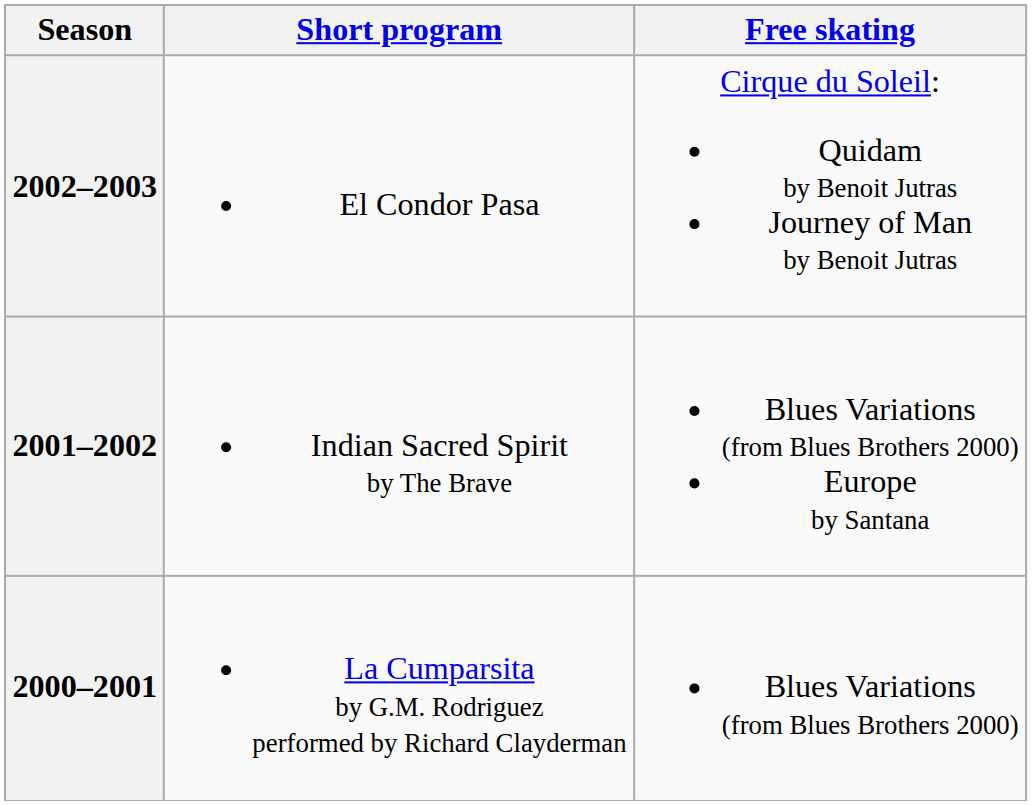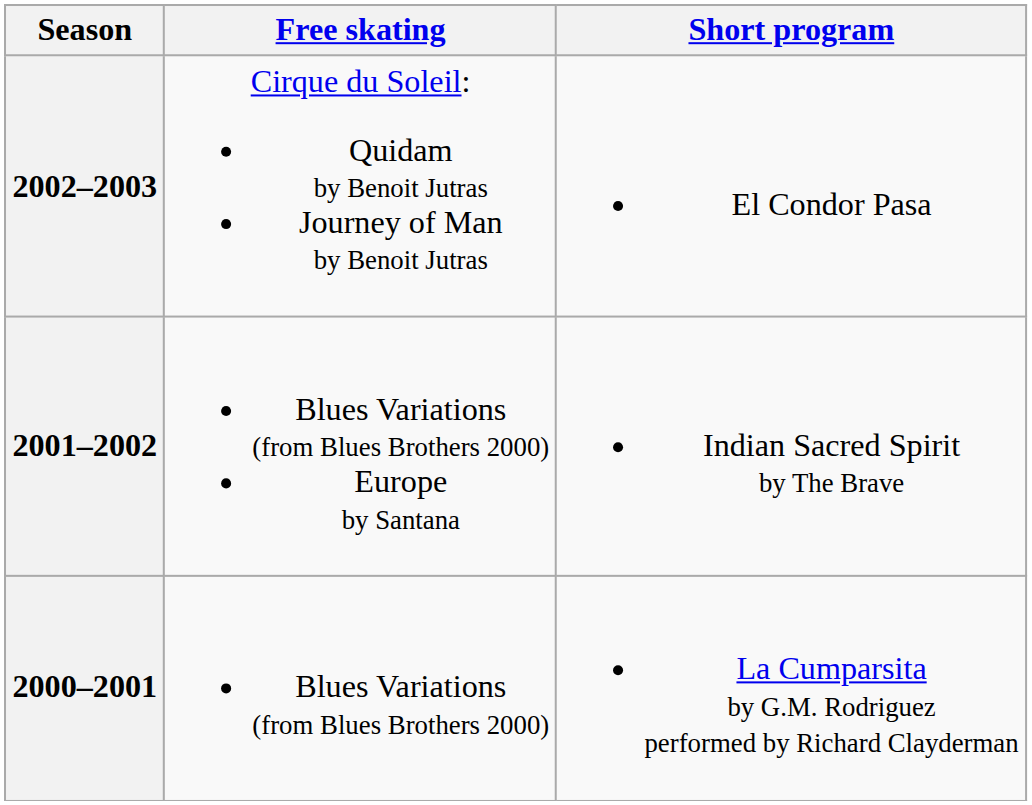columns swapped: (399, 30) <-> (830, 30)
